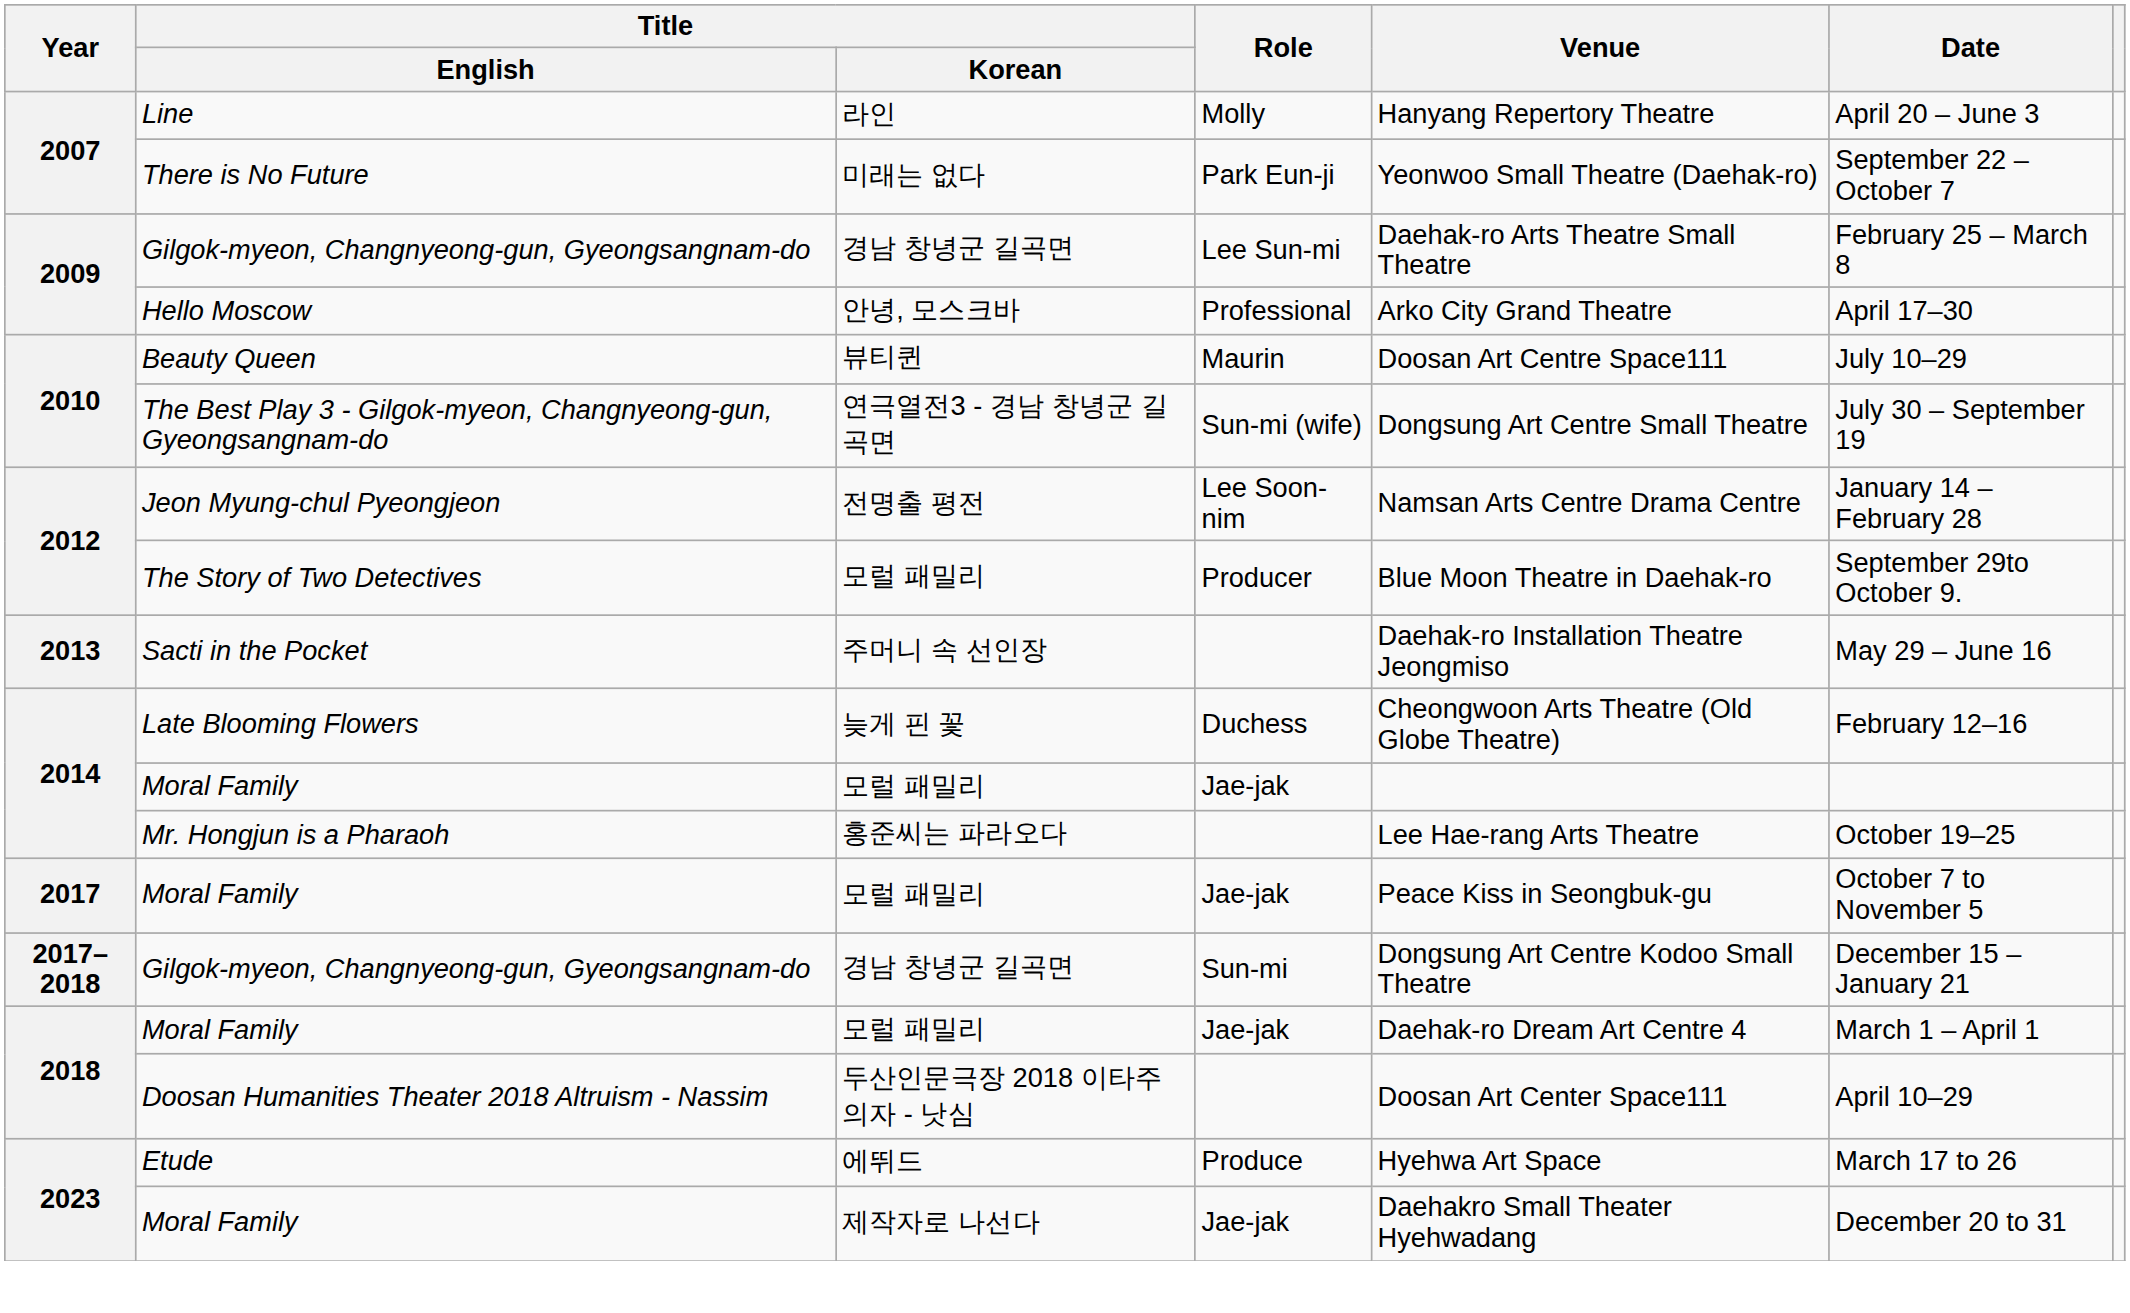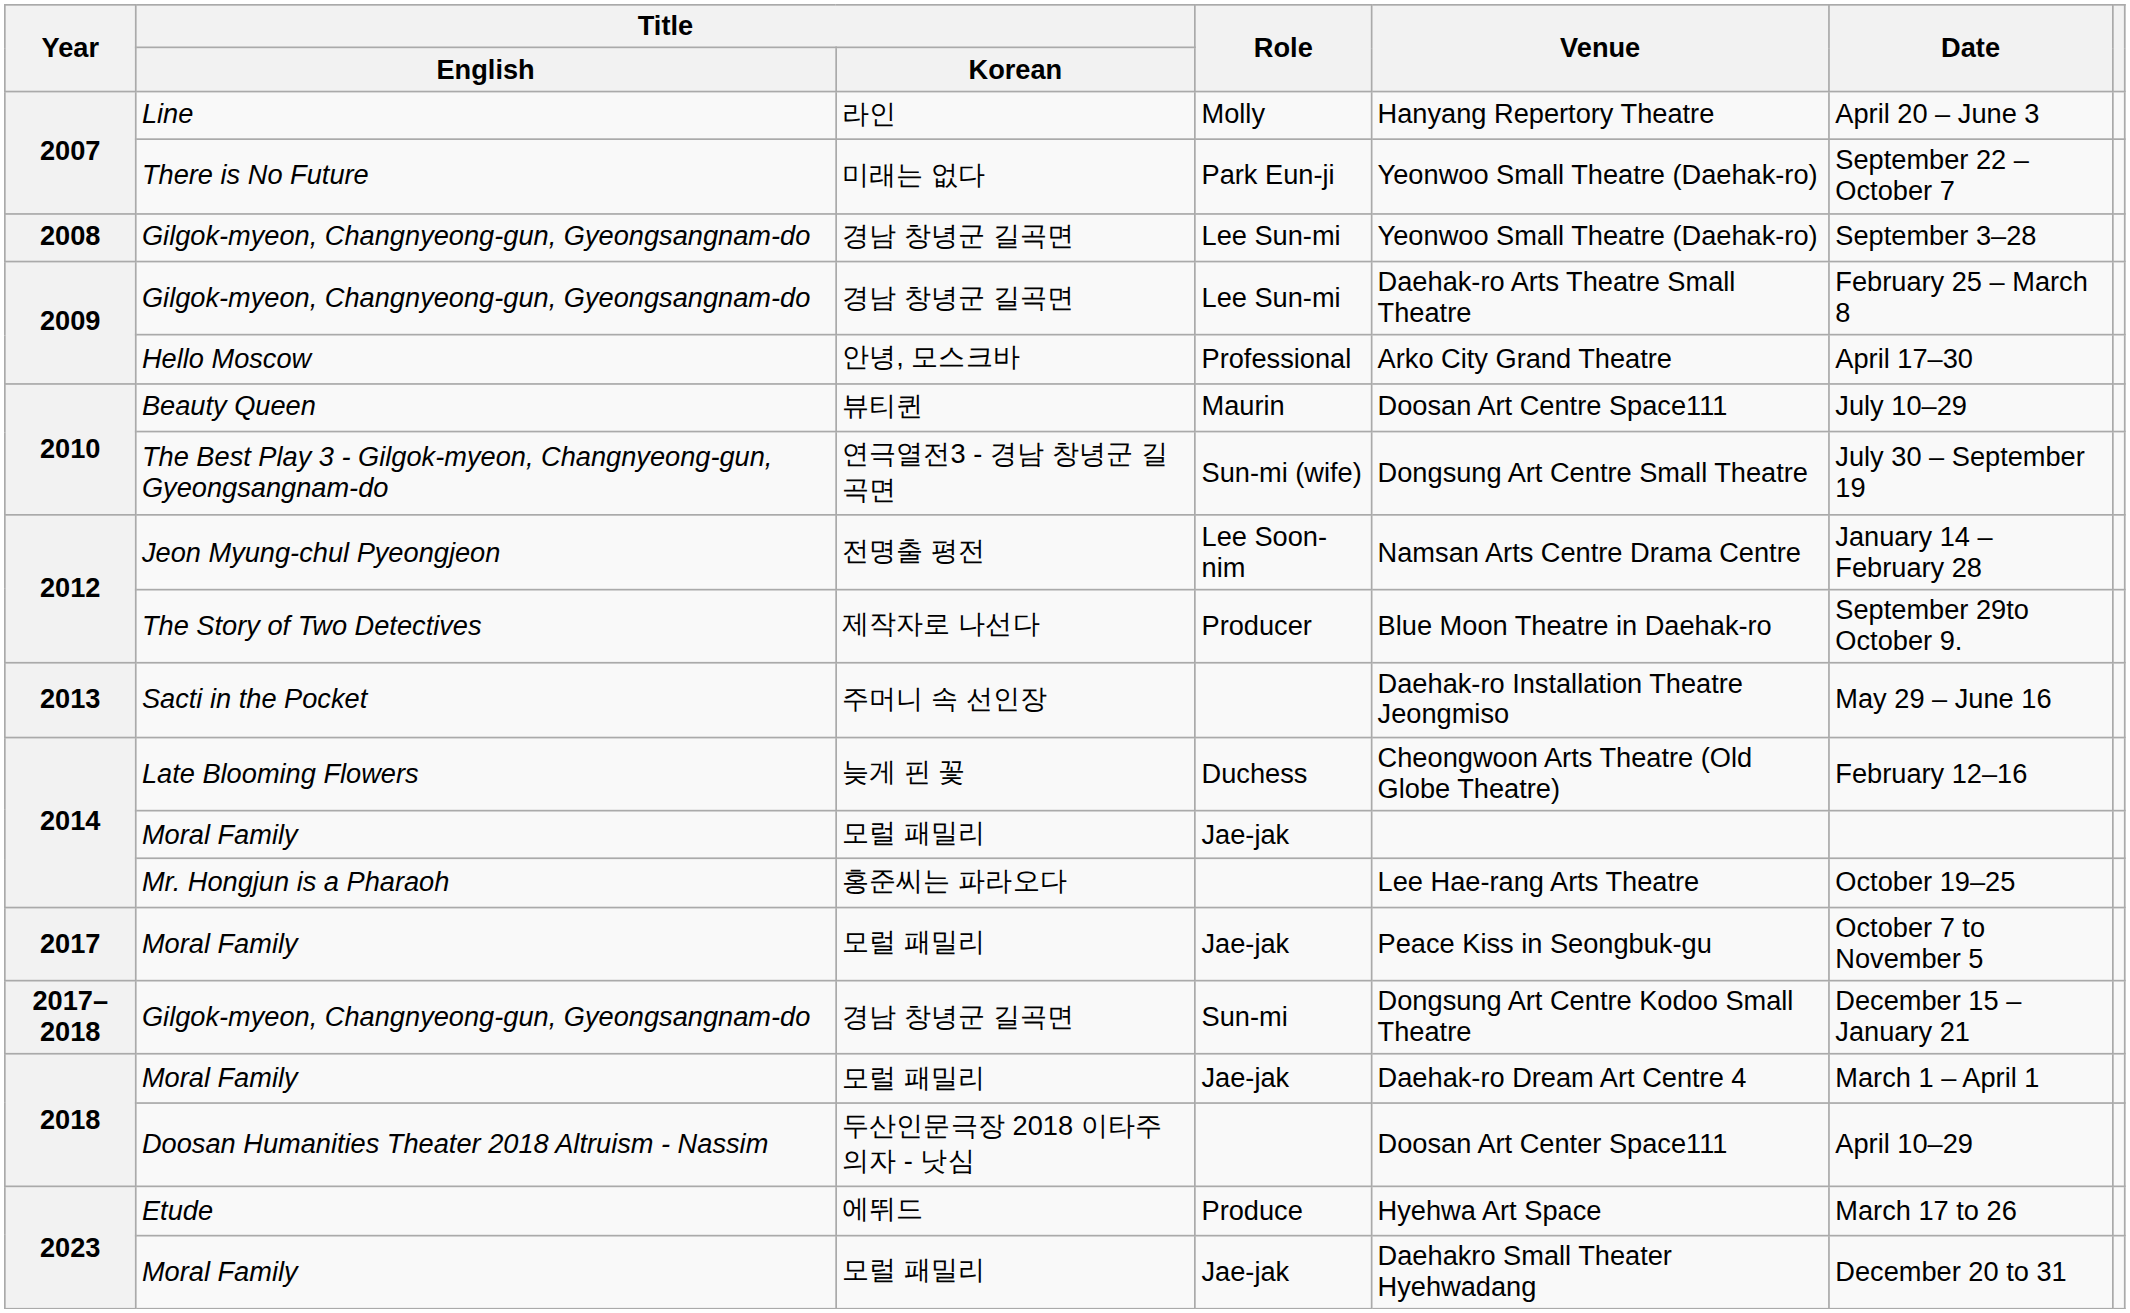+ row: (70, 236)
(914, 576) 모럴 패밀리 -> (941, 624) 제작자로 나선다
(941, 1222) 제작자로 나선다 -> (914, 1270) 모럴 패밀리
